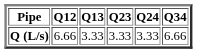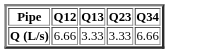- column: (148, 16)
